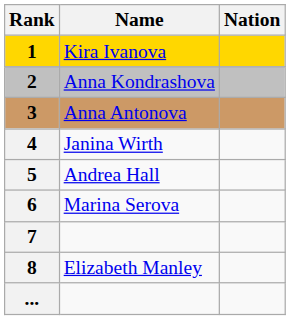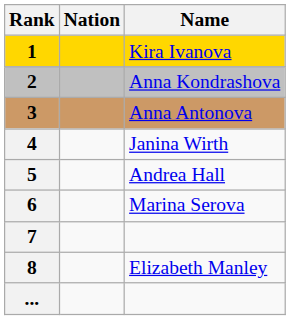columns swapped: (139, 19) <-> (252, 19)
